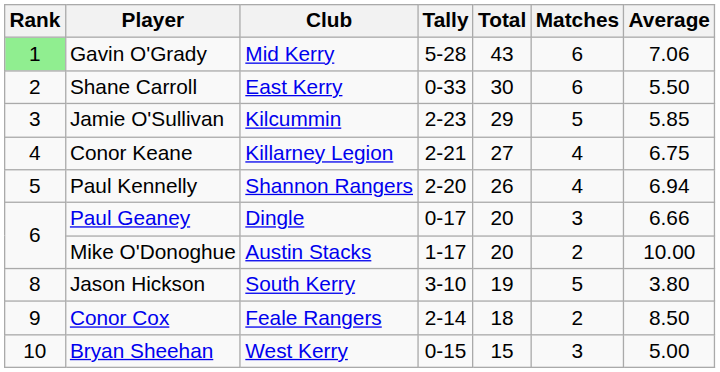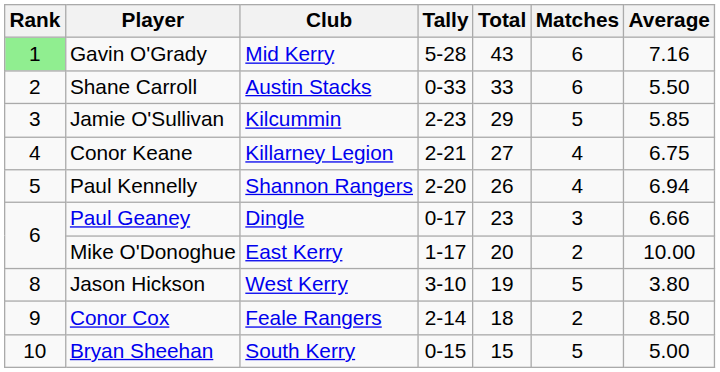(669, 53) 7.06 -> (669, 53) 7.16
(294, 86) East Kerry -> (308, 86) Austin Stacks
(502, 86) 30 -> (502, 86) 33
(502, 218) 20 -> (502, 218) 23
(308, 251) Austin Stacks -> (294, 251) East Kerry
(300, 284) South Kerry -> (297, 284) West Kerry
(297, 350) West Kerry -> (300, 350) South Kerry
(577, 350) 3 -> (577, 350) 5
